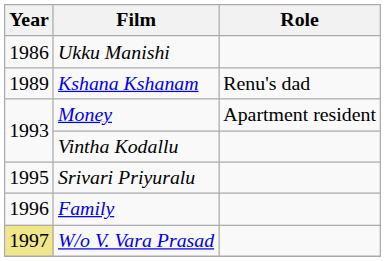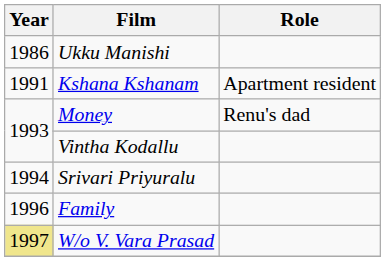(29, 83) 1989 -> (29, 83) 1991
(267, 83) Renu's dad -> (300, 83) Apartment resident
(300, 114) Apartment resident -> (267, 114) Renu's dad
(29, 177) 1995 -> (29, 177) 1994
